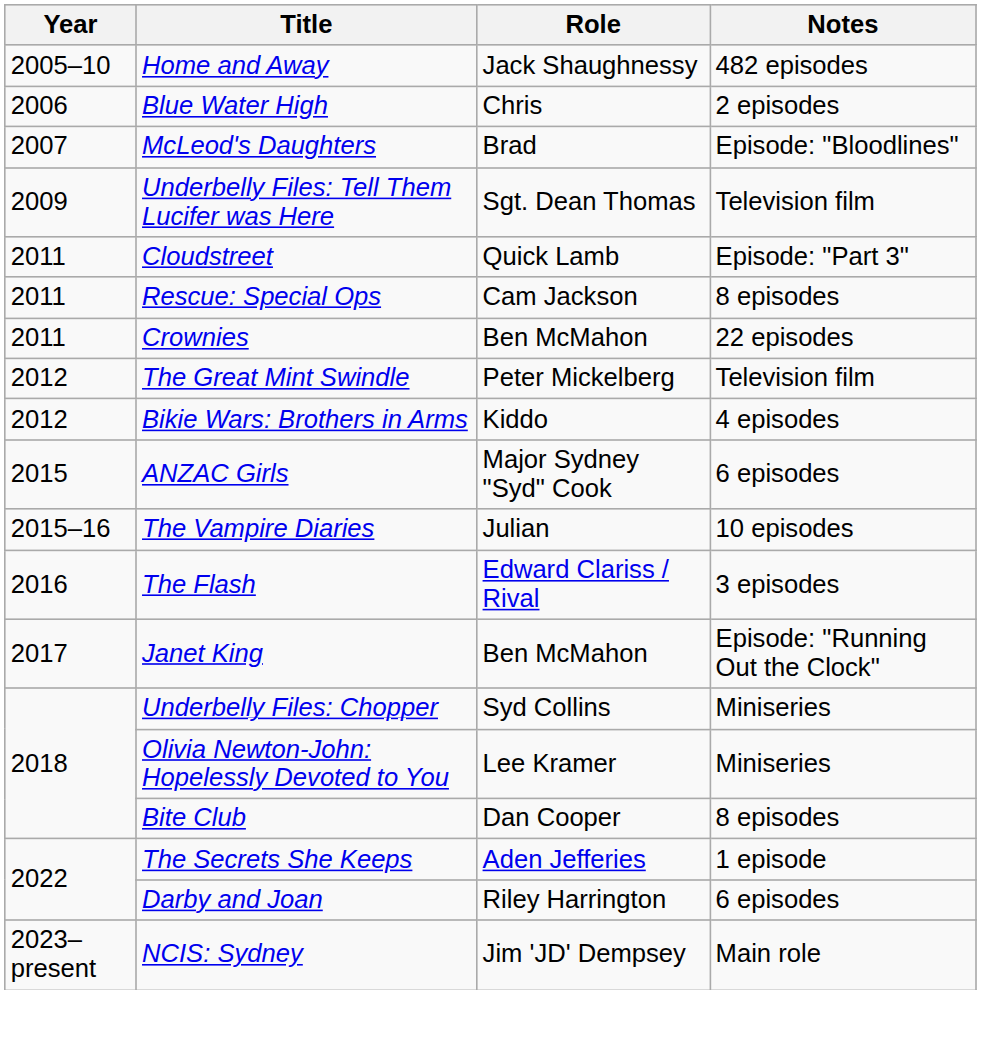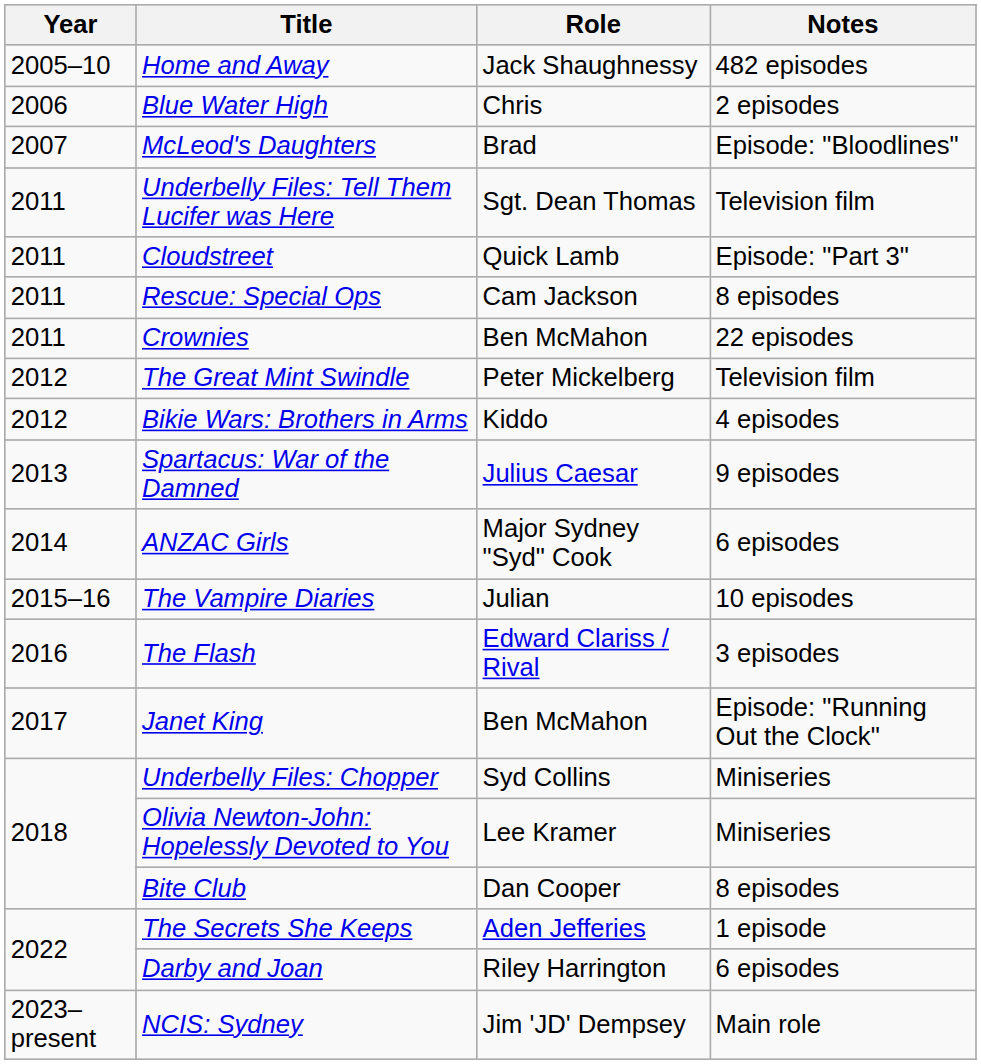(39, 201) 2009 -> (38, 201) 2011
+ row: (266, 474)
(39, 474) 2015 -> (39, 543) 2014
